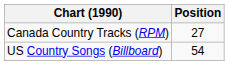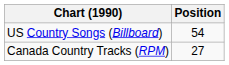rows swapped: (88, 32) <-> (85, 51)
